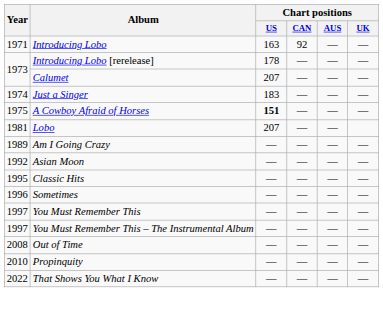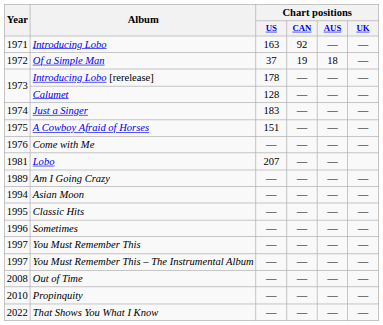+ row: (69, 61)
(271, 77) 207 -> (271, 94) 128
(271, 111) bold -> (271, 128) normal
+ row: (64, 144)
(17, 161) 1992 -> (17, 195) 1994
